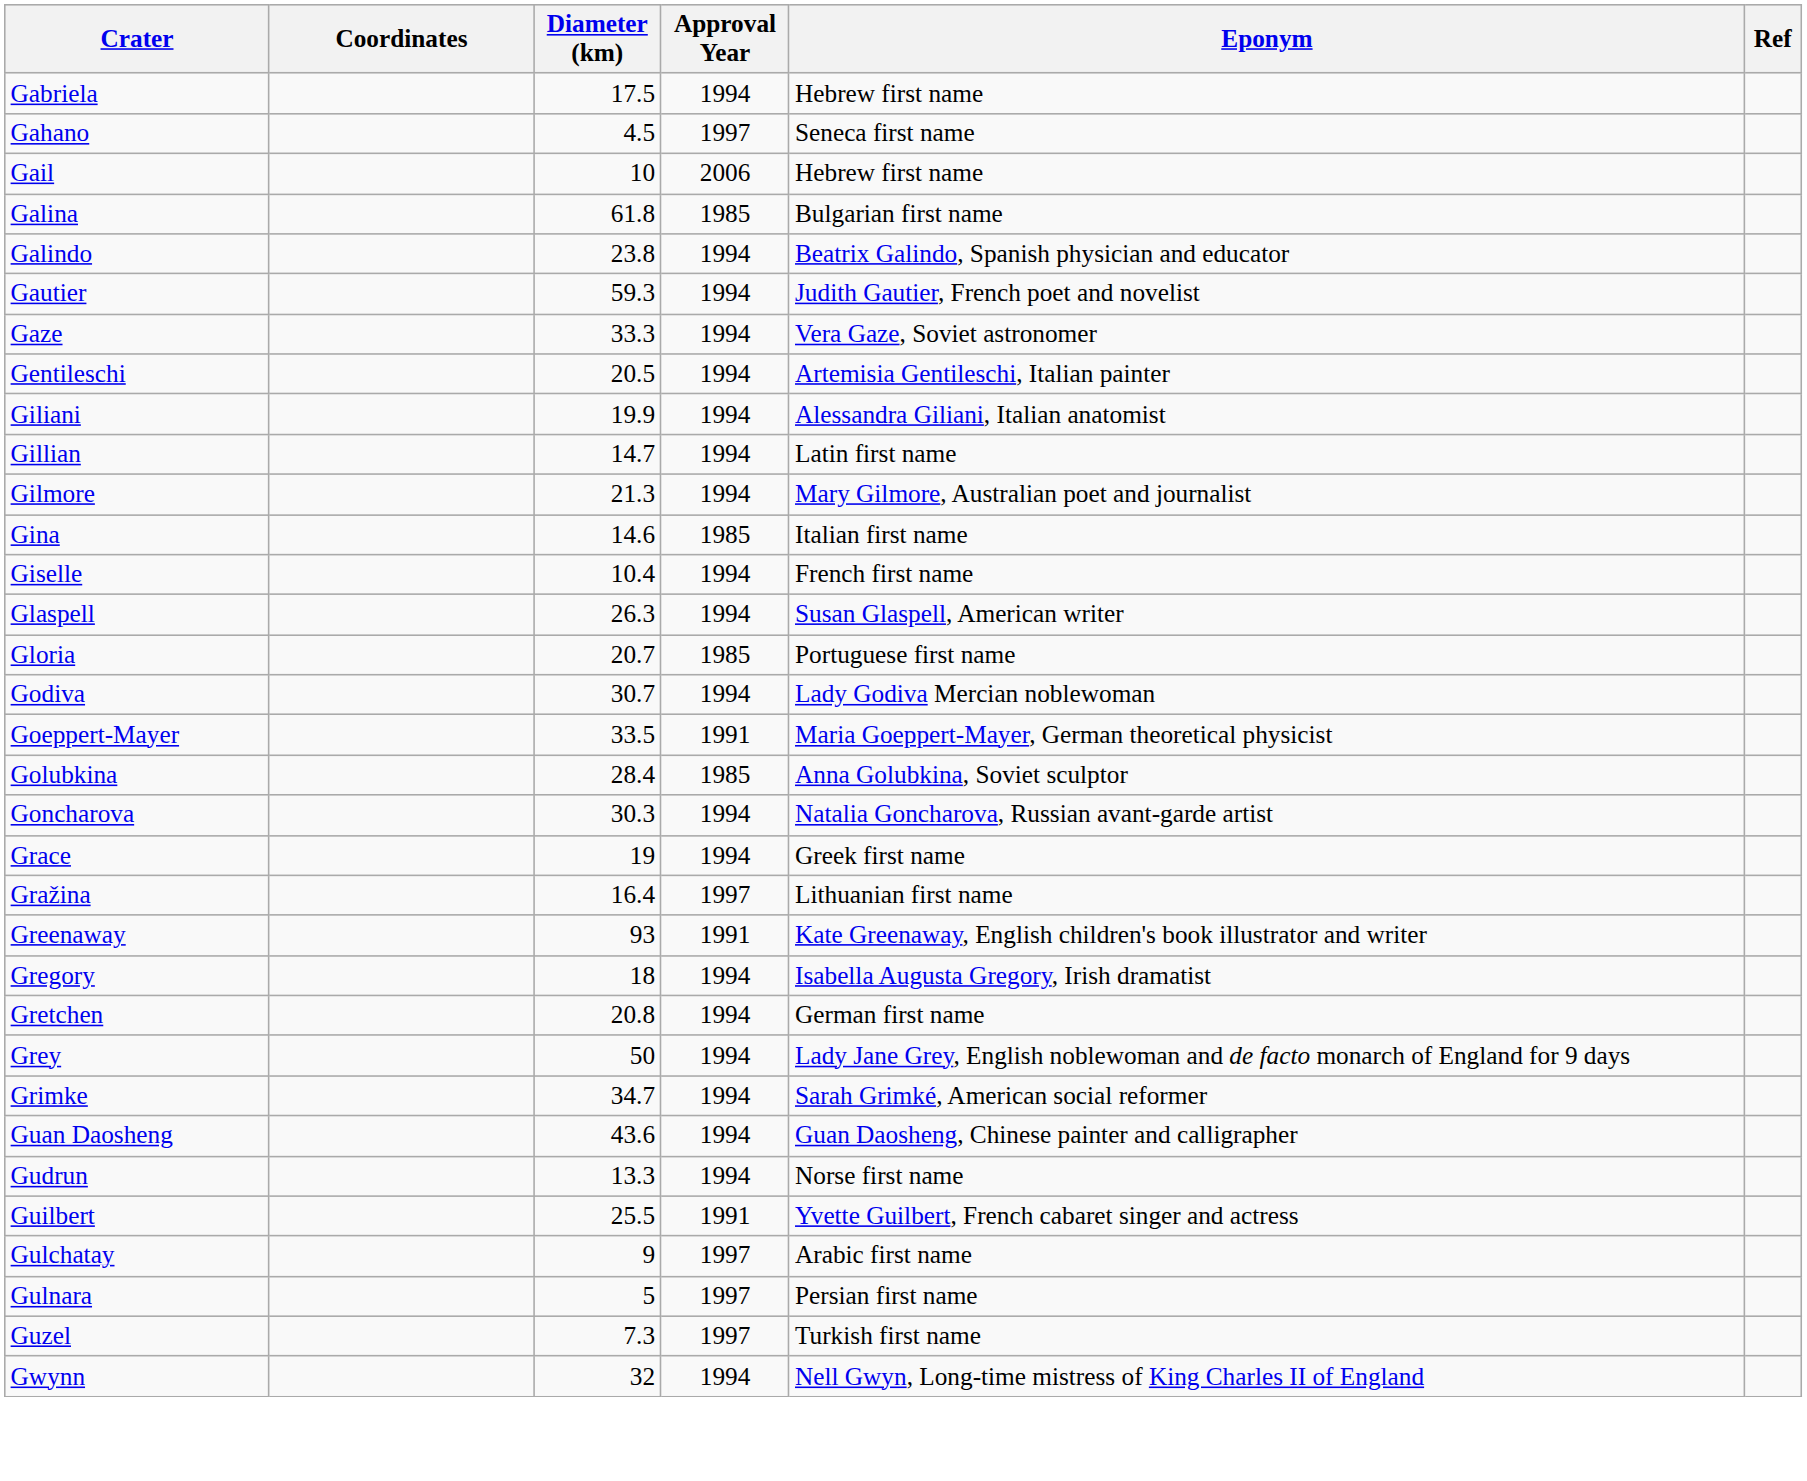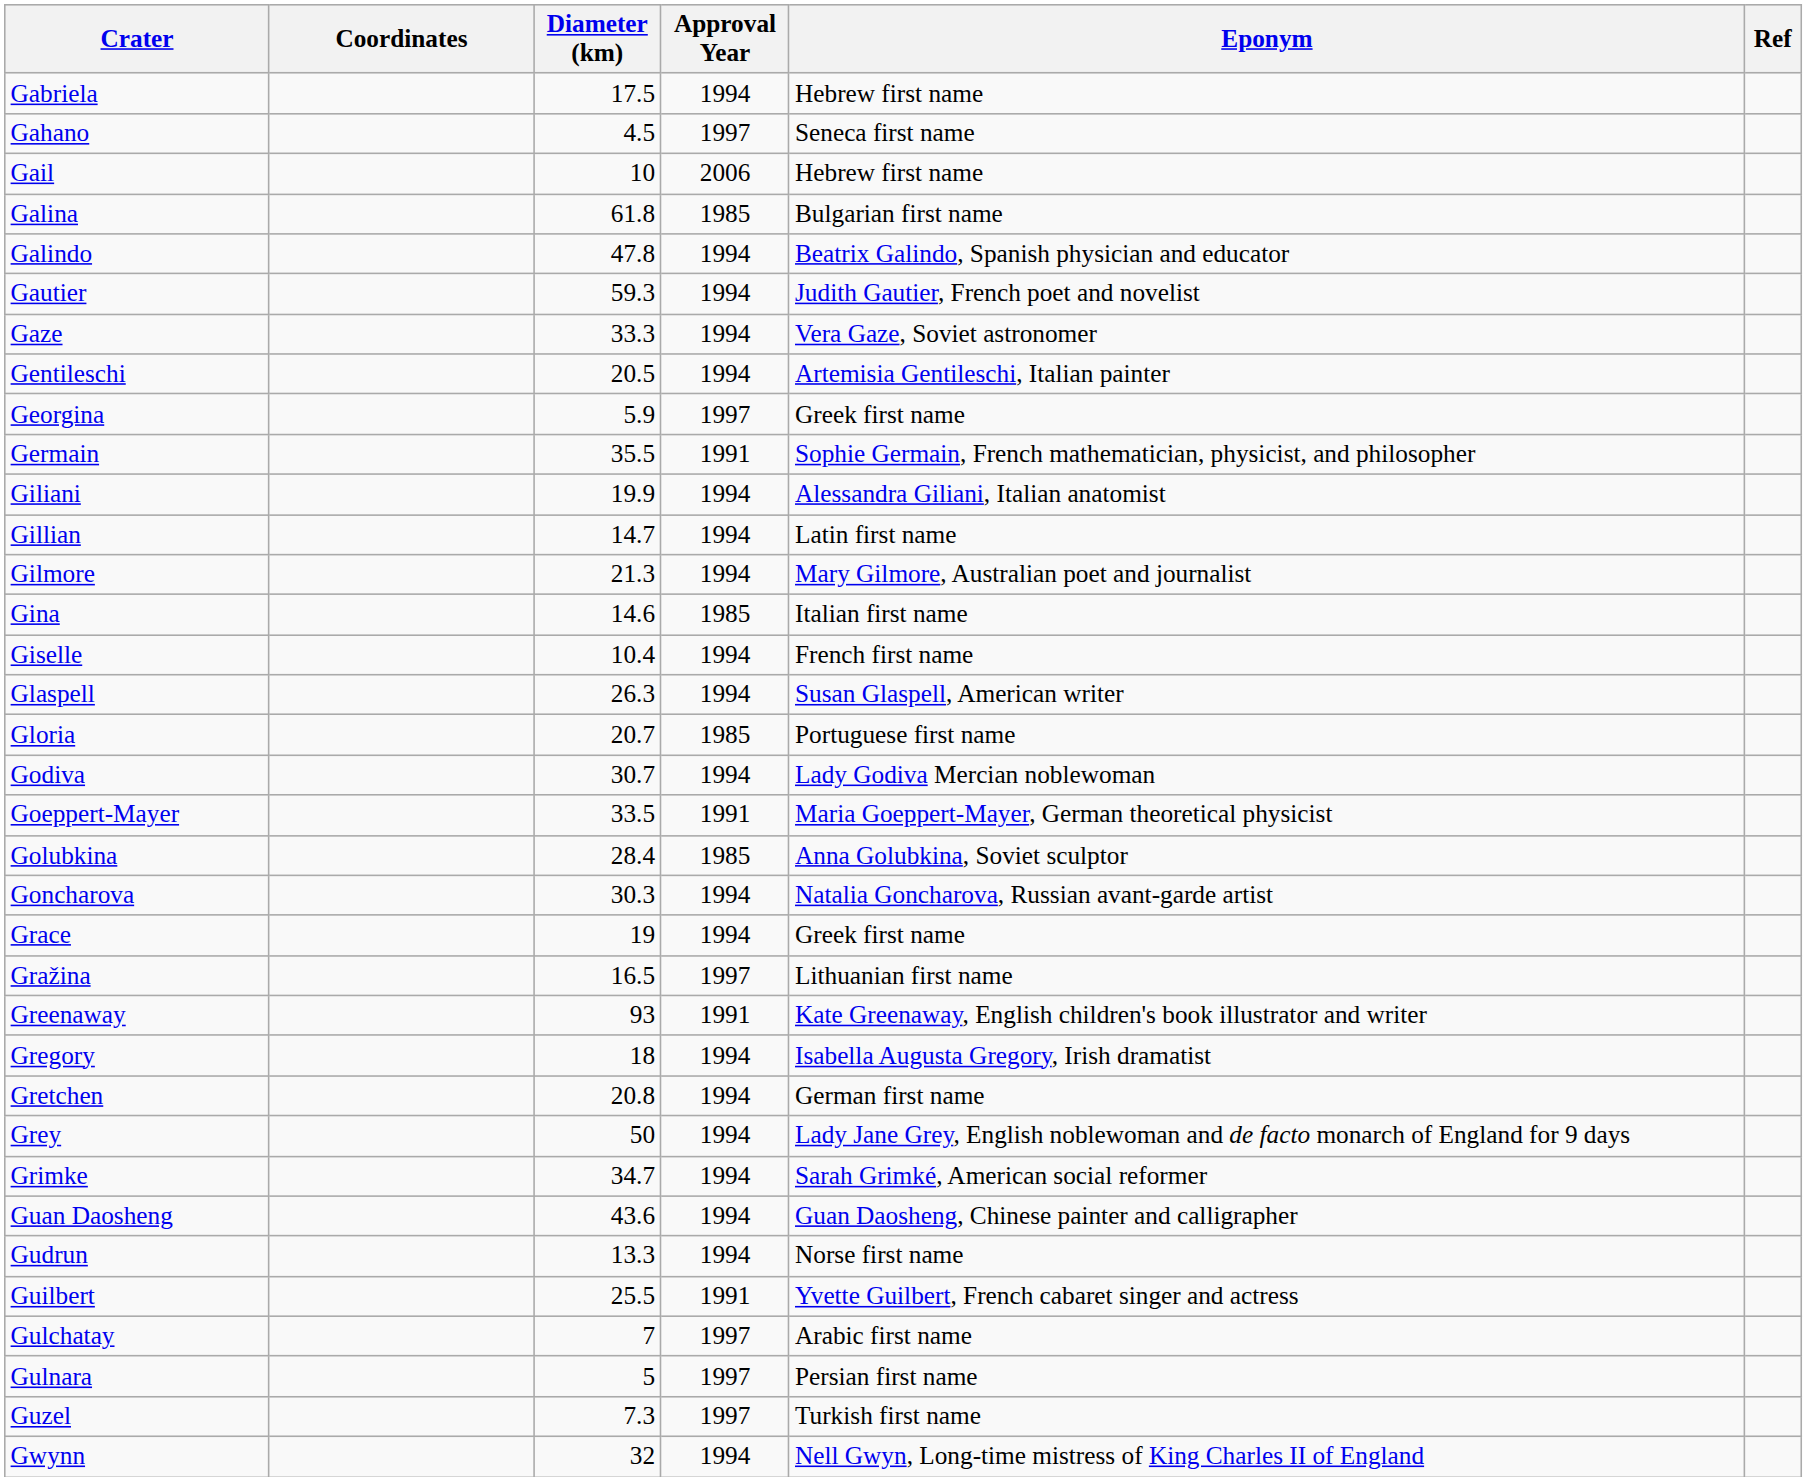(633, 253) 23.8 -> (633, 253) 47.8
+ row: (57, 413)
+ row: (55, 453)
(633, 894) 16.4 -> (633, 975) 16.5
(649, 1255) 9 -> (649, 1335) 7
